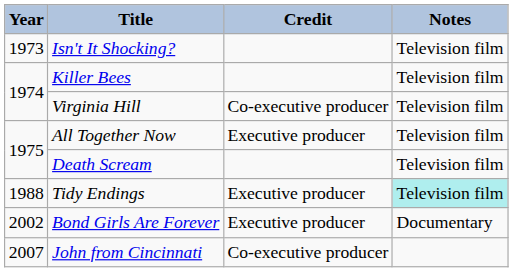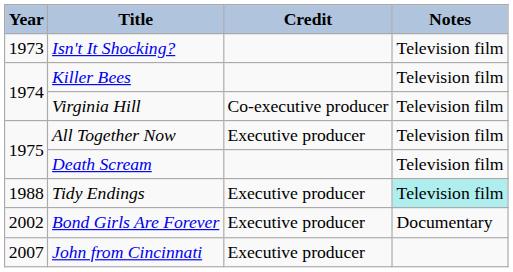(308, 251) Co-executive producer -> (296, 251) Executive producer
